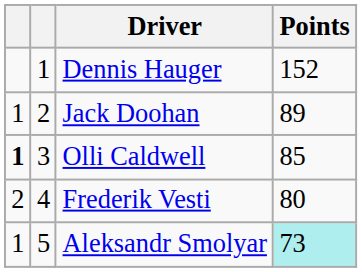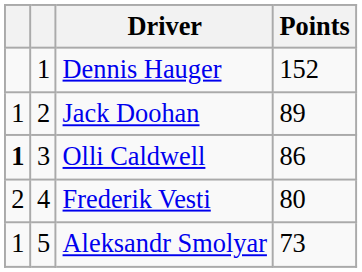(293, 156) 85 -> (293, 156) 86
(293, 243) paleturquoise background -> (293, 243) no background
